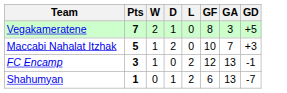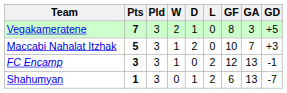+ column: (157, 12)
